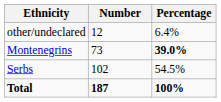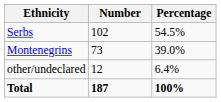rows swapped: (20, 69) <-> (46, 32)
(171, 50) bold -> (170, 50) normal
